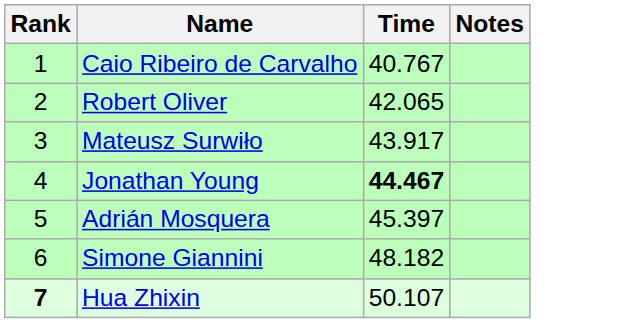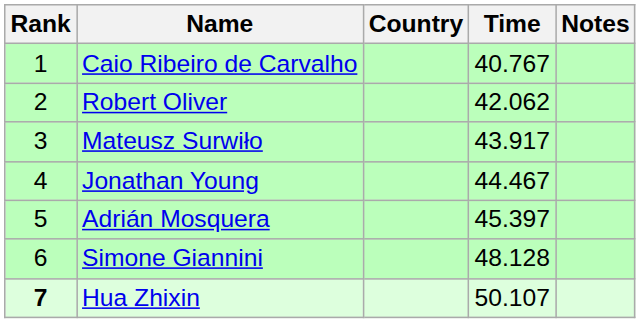+ column: (416, 24)
(406, 102) 42.065 -> (512, 102) 42.062
(406, 180) bold -> (512, 180) normal
(406, 258) 48.182 -> (512, 258) 48.128
